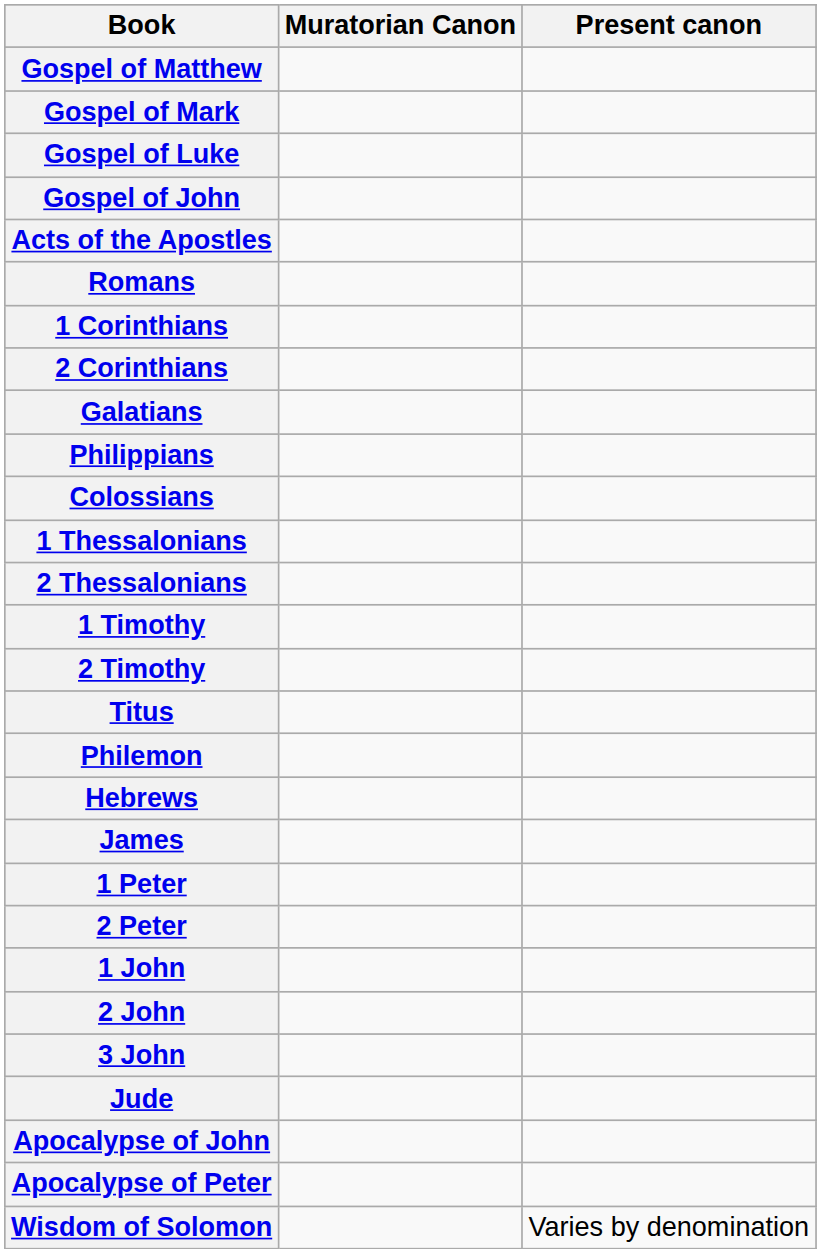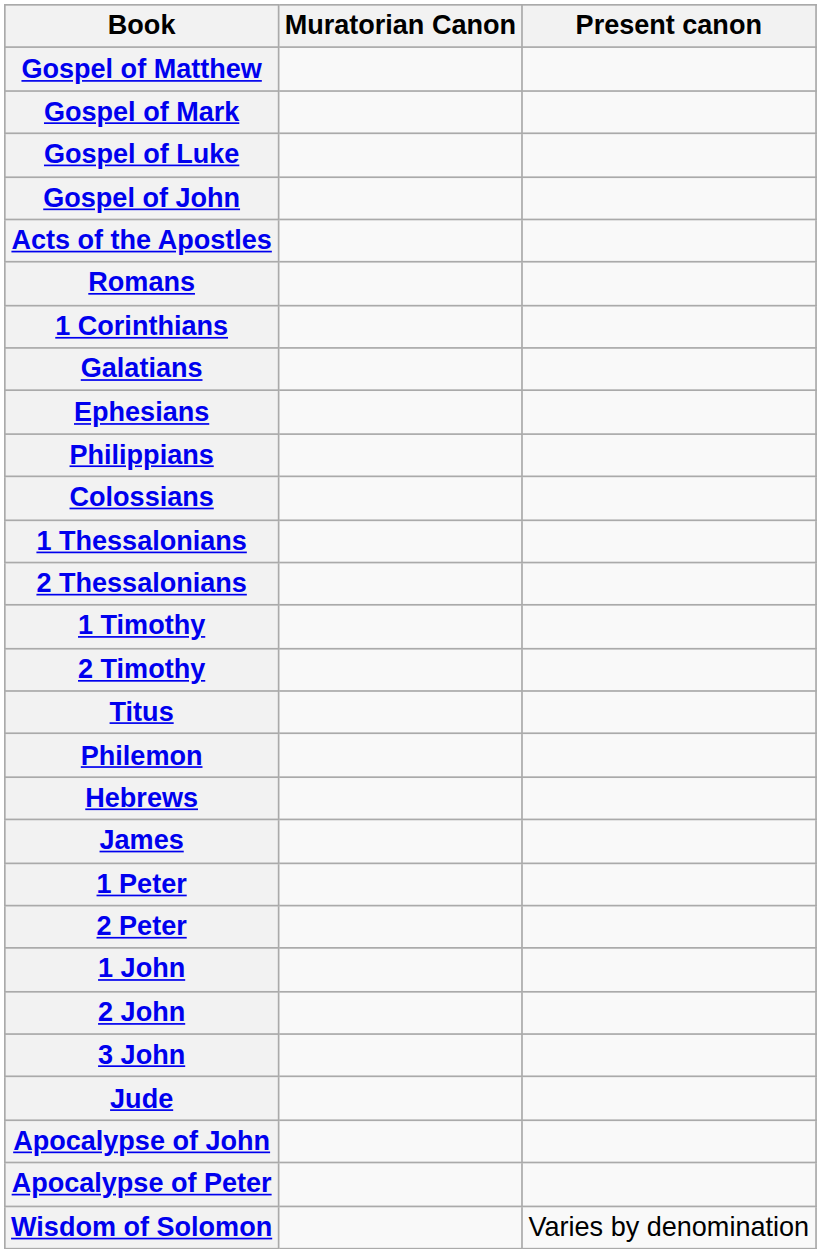- row: (142, 369)
+ row: (142, 411)
